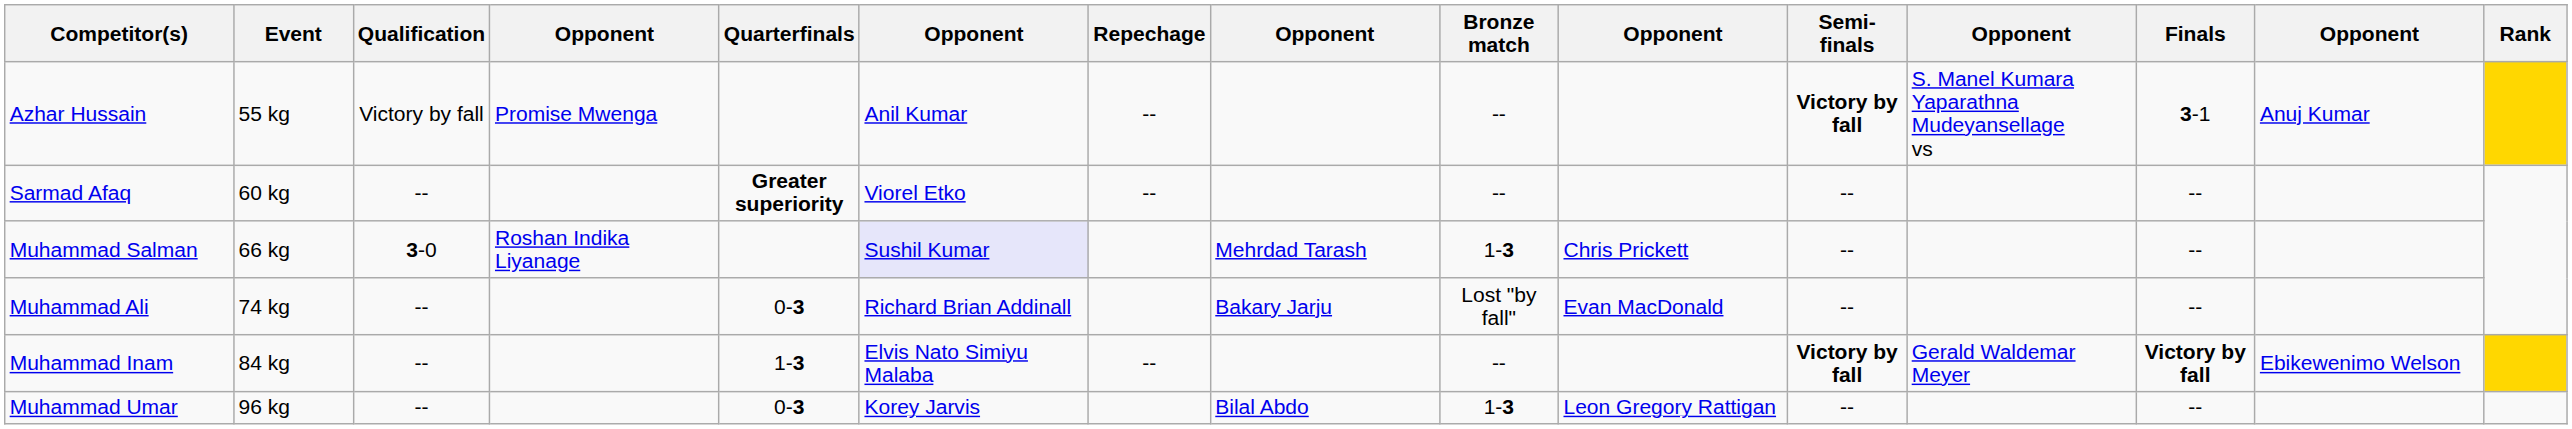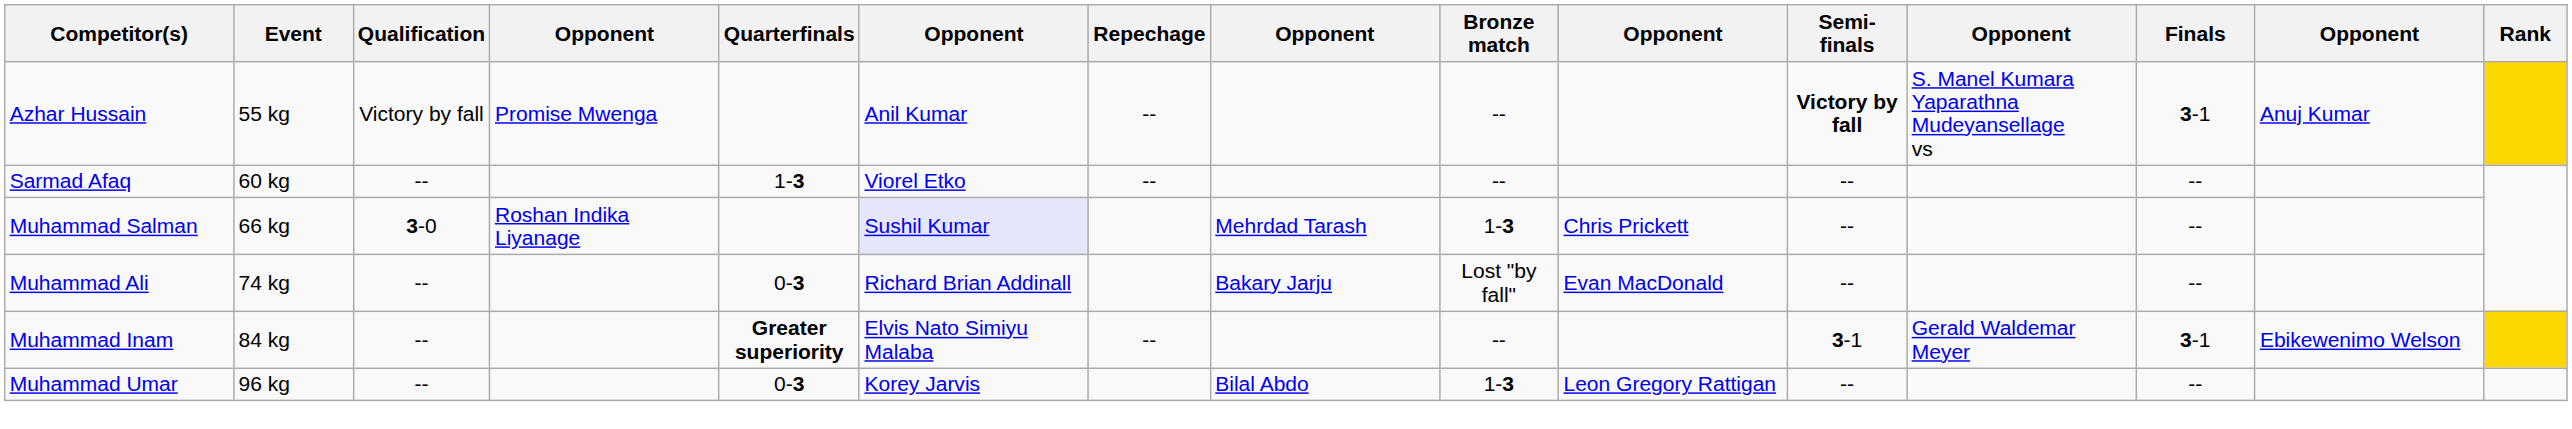(789, 193) Greater superiority -> (789, 182) 1-3
(789, 363) 1-3 -> (789, 340) Greater superiority
(1847, 363) Victory by fall -> (1847, 340) 3-1
(2195, 363) Victory by fall -> (2195, 340) 3-1
